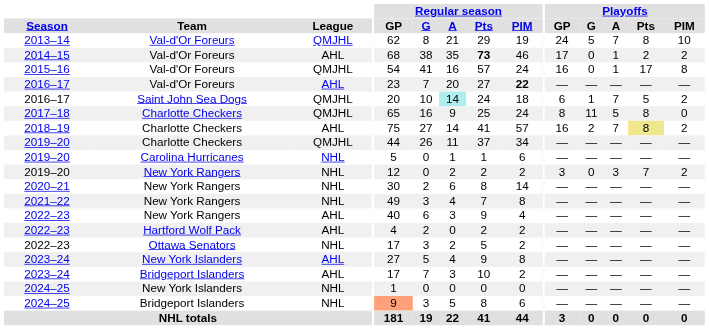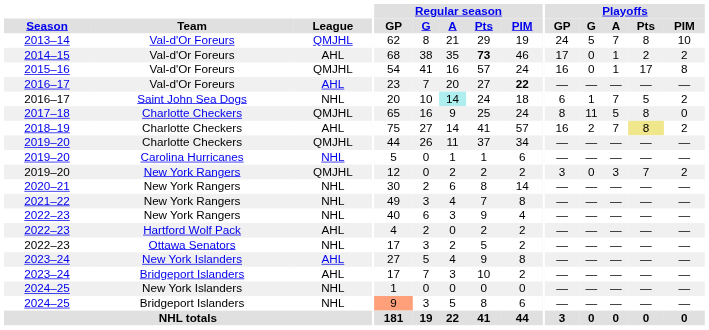(333, 99) QMJHL -> (333, 99) NHL
(333, 172) NHL -> (333, 172) QMJHL
(333, 215) AHL -> (333, 215) NHL
